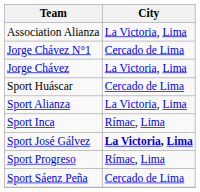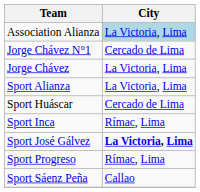(146, 31) no background -> (146, 31) lightblue background
rows swapped: (39, 104) <-> (40, 86)
(144, 178) Cercado de Lima -> (120, 178) Callao
